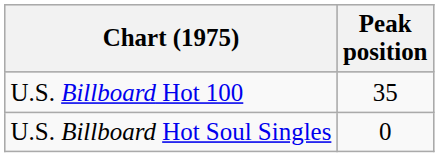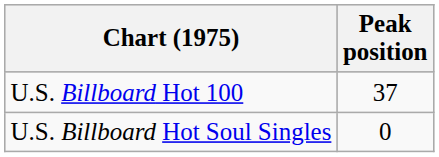(385, 91) 35 -> (385, 91) 37
